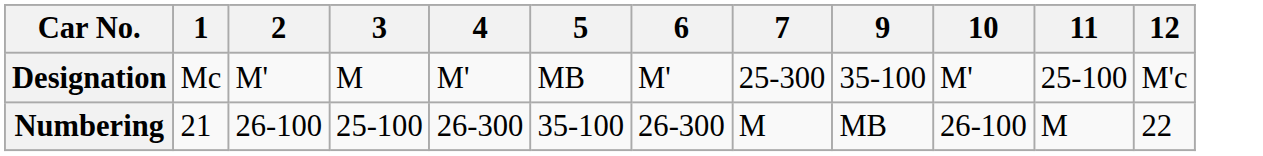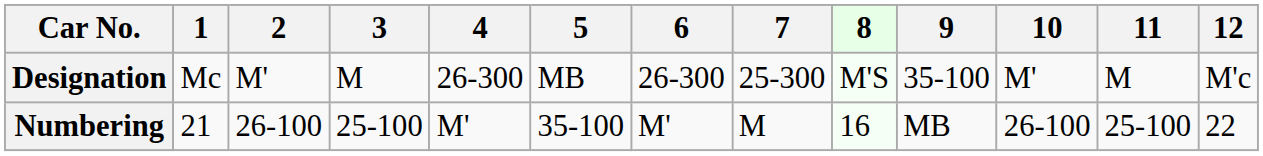+ column: (864, 28)
(453, 77) M' -> (480, 77) 26-300
(654, 77) M' -> (681, 77) 26-300
(1084, 77) 25-100 -> (1118, 77) M
(480, 125) 26-300 -> (453, 125) M'
(681, 125) 26-300 -> (654, 125) M'
(1054, 125) M -> (1148, 125) 25-100
